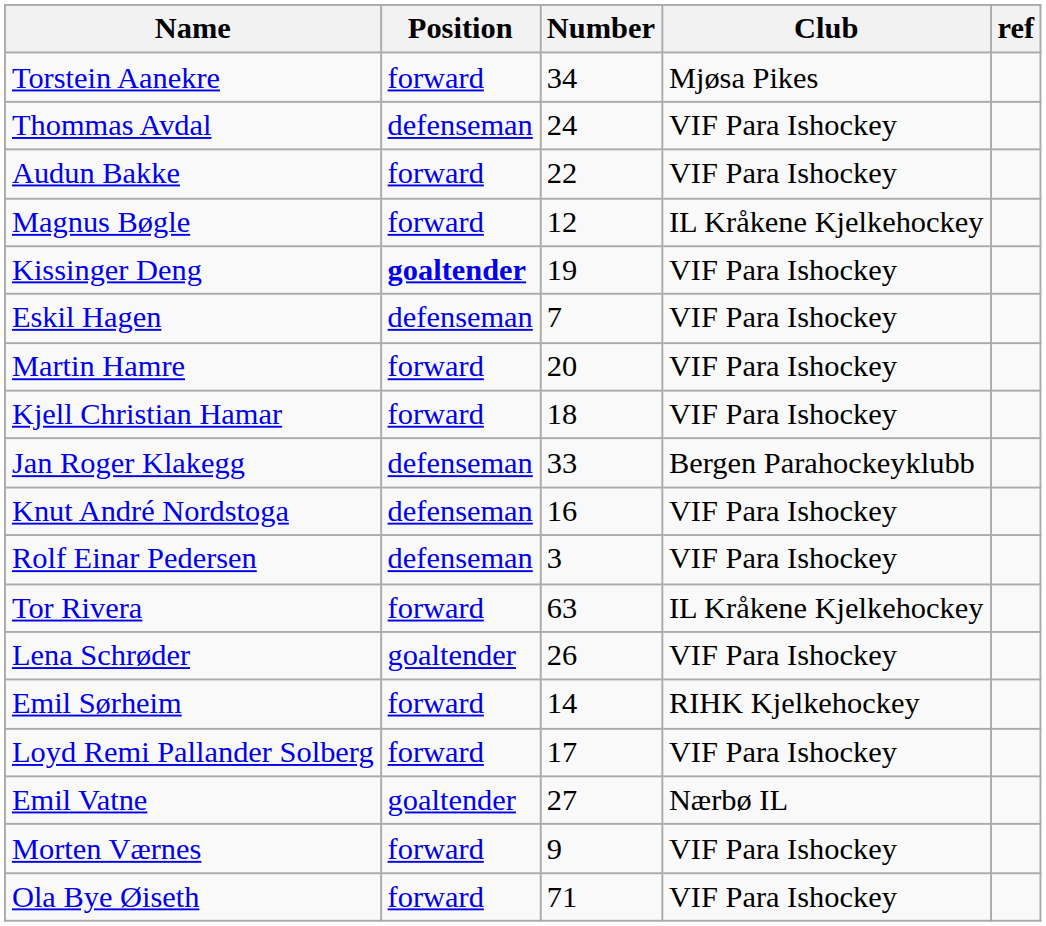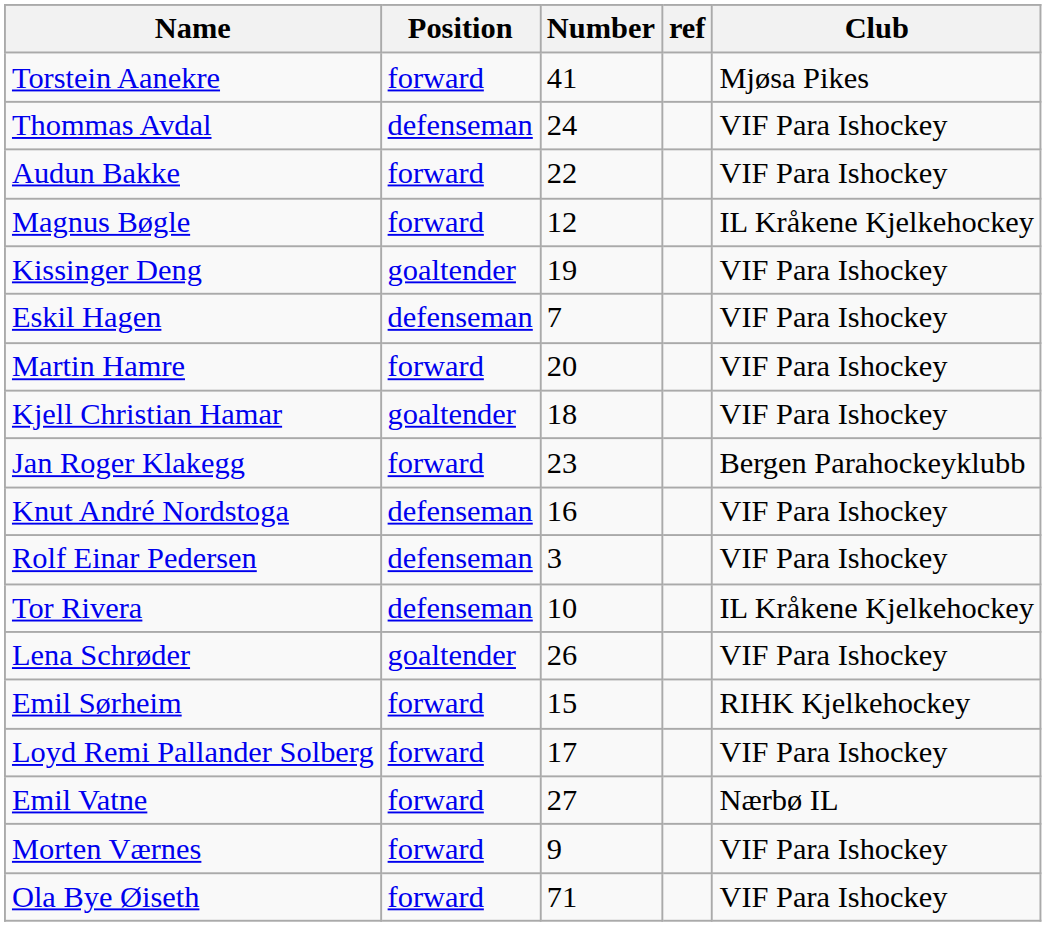columns swapped: (826, 28) <-> (1016, 28)
(562, 76) 34 -> (562, 76) 41
(457, 269) bold -> (452, 269) normal
(436, 414) forward -> (452, 414) goaltender
(460, 462) defenseman -> (436, 462) forward
(562, 462) 33 -> (562, 462) 23
(436, 607) forward -> (460, 607) defenseman
(562, 607) 63 -> (562, 607) 10
(562, 703) 14 -> (562, 703) 15
(452, 800) goaltender -> (436, 800) forward
